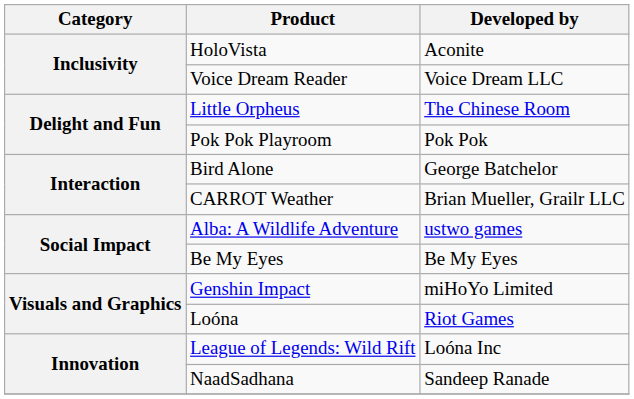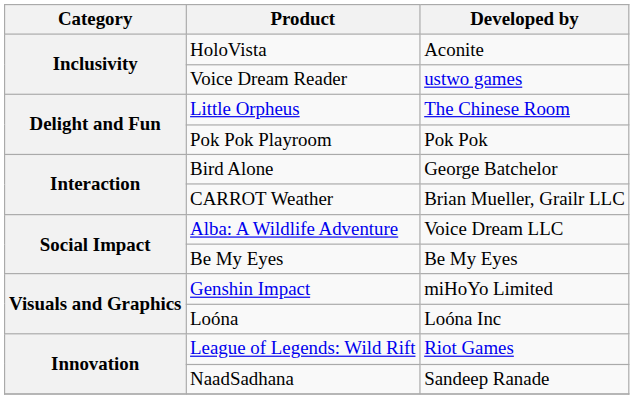(494, 79) Voice Dream LLC -> (473, 79) ustwo games
(473, 229) ustwo games -> (494, 229) Voice Dream LLC
(469, 318) Riot Games -> (463, 318) Loóna Inc
(463, 348) Loóna Inc -> (469, 348) Riot Games
